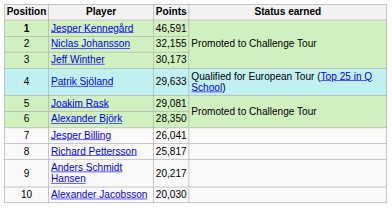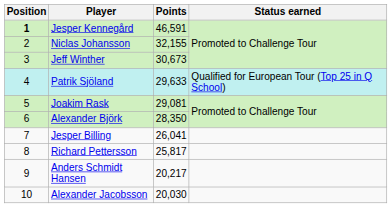(171, 60) 30,173 -> (171, 60) 30,673
